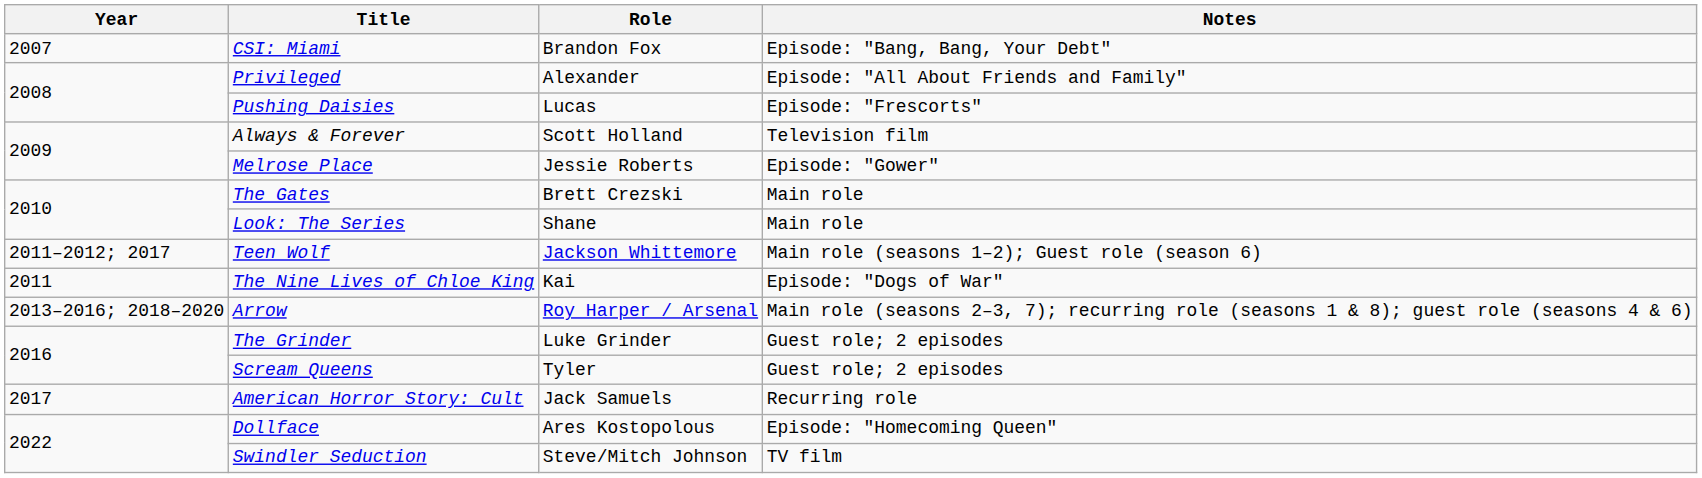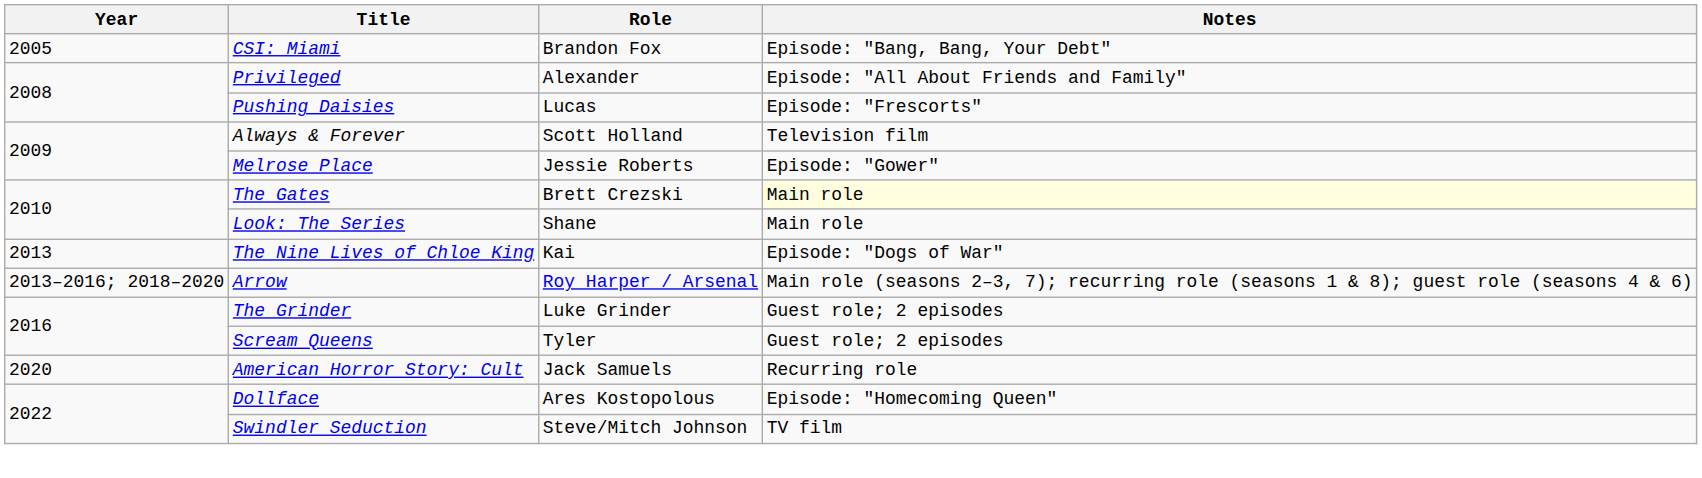(31, 49) 2007 -> (31, 49) 2005
(815, 195) no background -> (815, 195) lightyellow background
- row: (281, 253)
(31, 282) 2011 -> (31, 253) 2013
(31, 399) 2017 -> (31, 370) 2020
